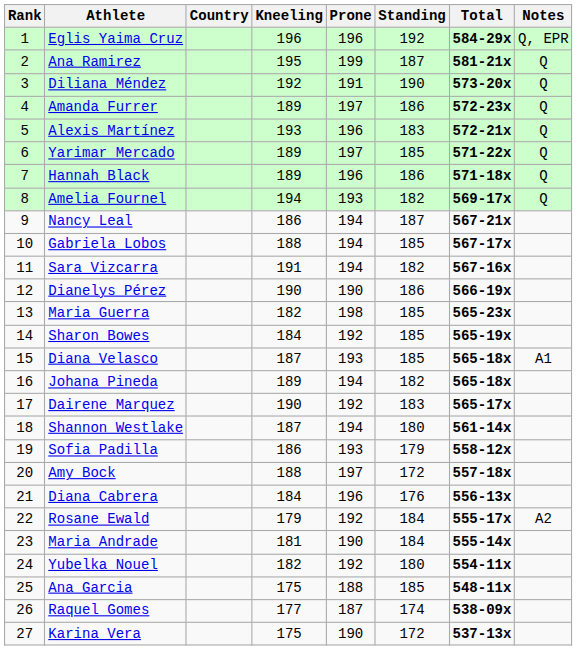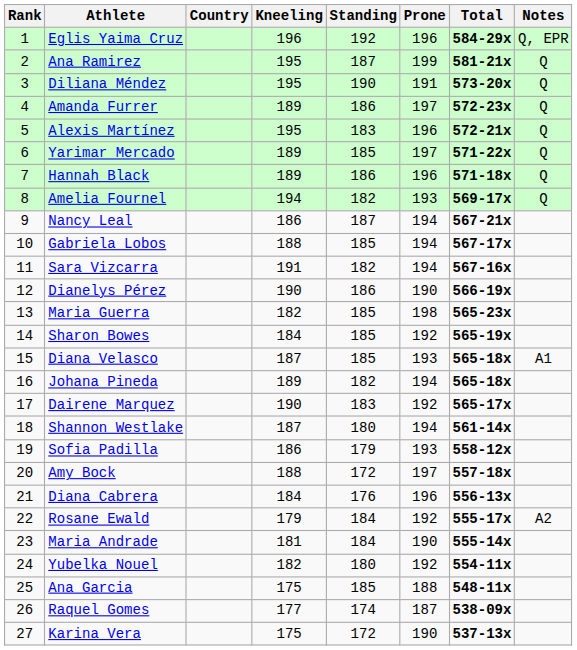columns swapped: (351, 16) <-> (412, 16)
(289, 85) 192 -> (289, 85) 195
(289, 130) 193 -> (289, 130) 195
